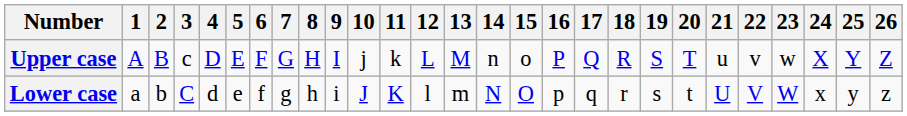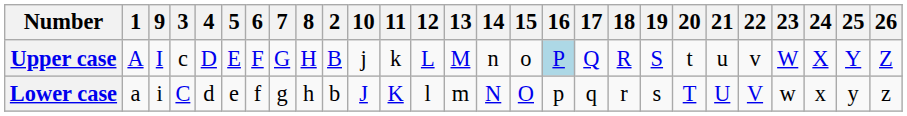columns swapped: (161, 22) <-> (336, 22)
(559, 57) no background -> (559, 57) lightblue background
(690, 57) T -> (690, 57) t
(788, 57) w -> (788, 57) W
(690, 93) t -> (690, 93) T
(788, 93) W -> (788, 93) w
